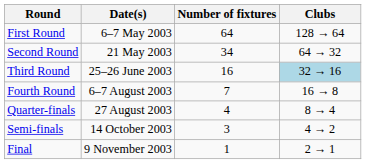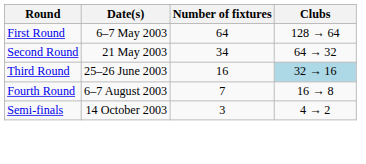- row: (41, 110)
- row: (20, 149)
